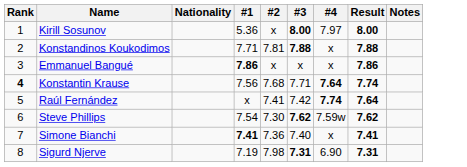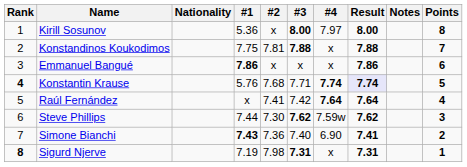+ column: (442, 13)
(247, 48) 7.71 -> (247, 48) 7.75
(247, 83) 7.56 -> (247, 83) 5.76
(331, 83) 7.64 -> (331, 83) 7.74
(367, 83) no background -> (367, 83) lavender background
(331, 100) 7.74 -> (331, 100) 7.64
(247, 118) 7.54 -> (247, 118) 7.44
(247, 135) 7.41 -> (247, 135) 7.43
(331, 135) x -> (331, 135) 6.90
(20, 153) normal -> (20, 153) bold
(331, 153) 6.90 -> (331, 153) x
